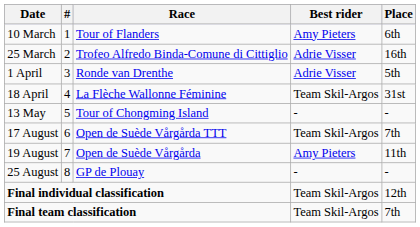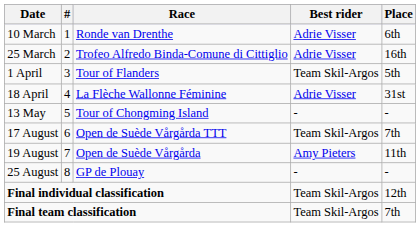(117, 34) Tour of Flanders -> (124, 34) Ronde van Drenthe
(324, 34) Amy Pieters -> (325, 34) Adrie Visser
(124, 73) Ronde van Drenthe -> (117, 73) Tour of Flanders
(325, 73) Adrie Visser -> (336, 73) Team Skil-Argos
(336, 93) Team Skil-Argos -> (325, 93) Adrie Visser
